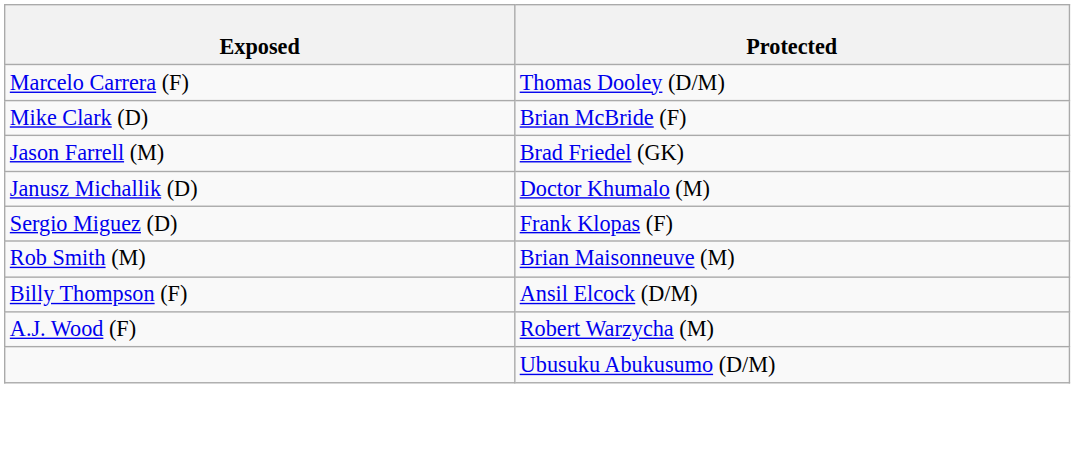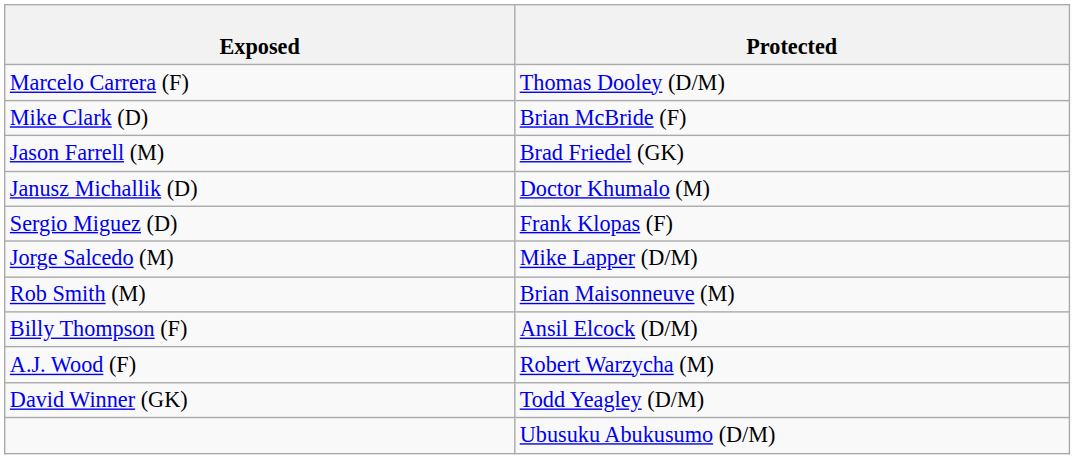+ row: (92, 258)
+ row: (99, 399)
